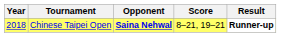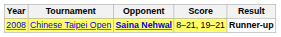(16, 26) 2018 -> (16, 26) 2008
